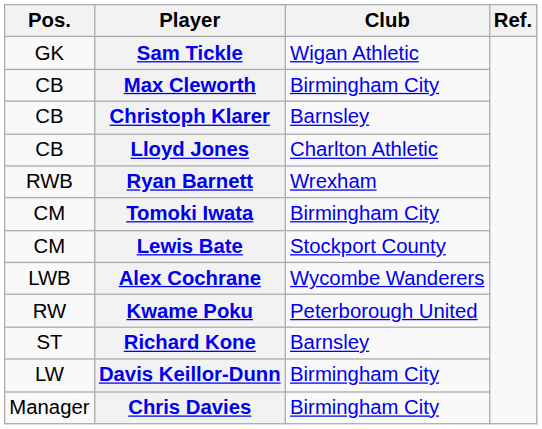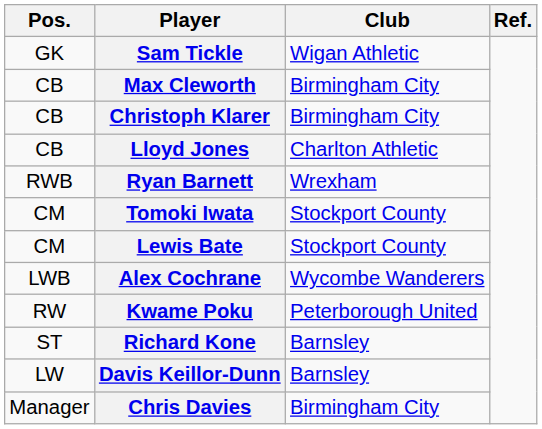(330, 117) Barnsley -> (365, 117) Birmingham City
(365, 213) Birmingham City -> (368, 213) Stockport County
(365, 375) Birmingham City -> (330, 375) Barnsley
